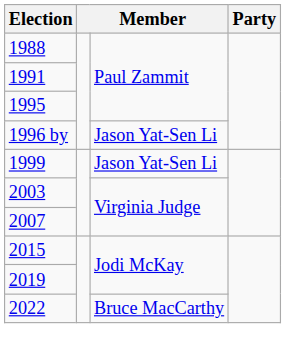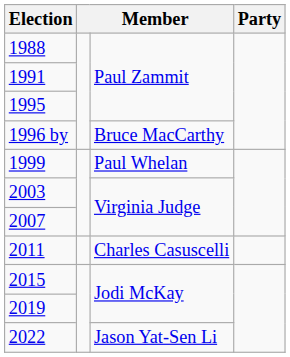(156, 134) Jason Yat-Sen Li -> (159, 134) Bruce MacCarthy
(156, 163) Jason Yat-Sen Li -> (141, 163) Paul Whelan
+ row: (27, 250)
(159, 308) Bruce MacCarthy -> (156, 337) Jason Yat-Sen Li
